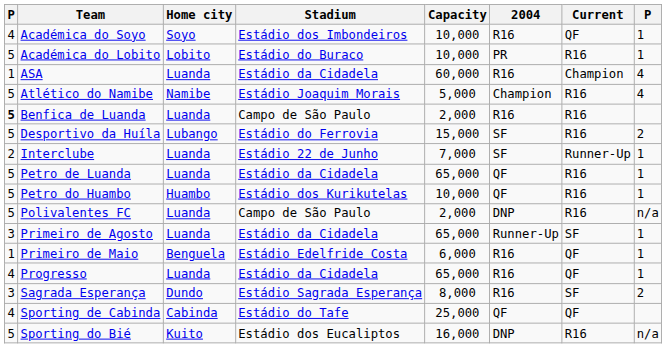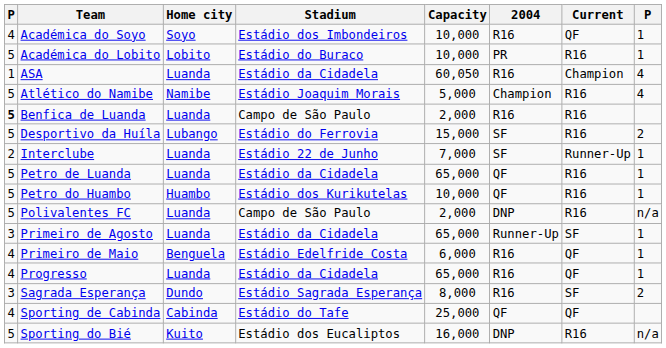(457, 74) 60,000 -> (457, 74) 60,050
(11, 253) 1 -> (11, 253) 4
